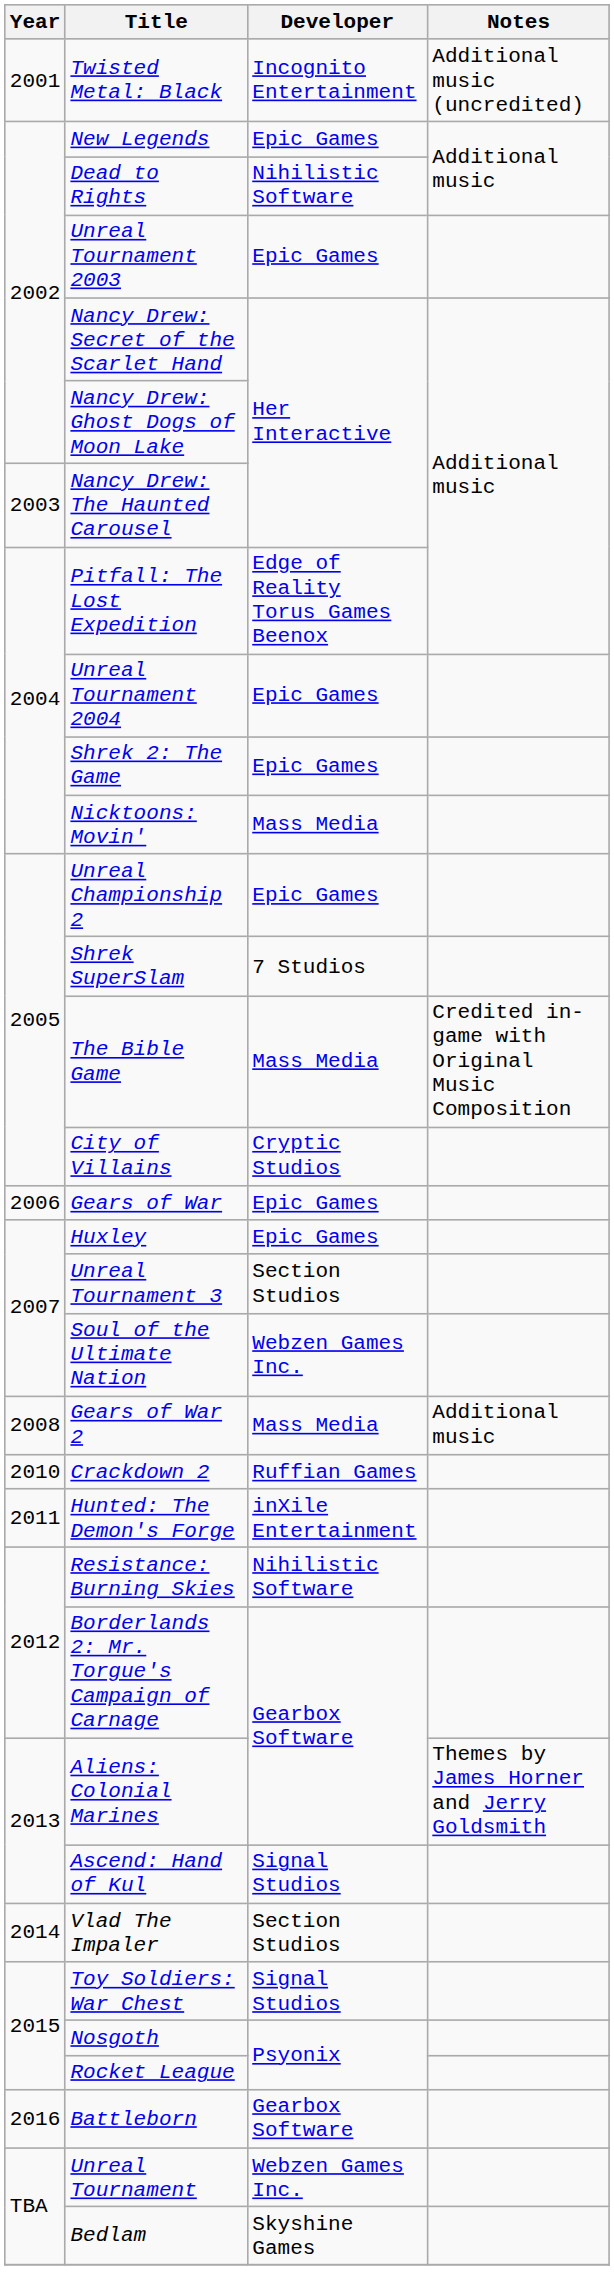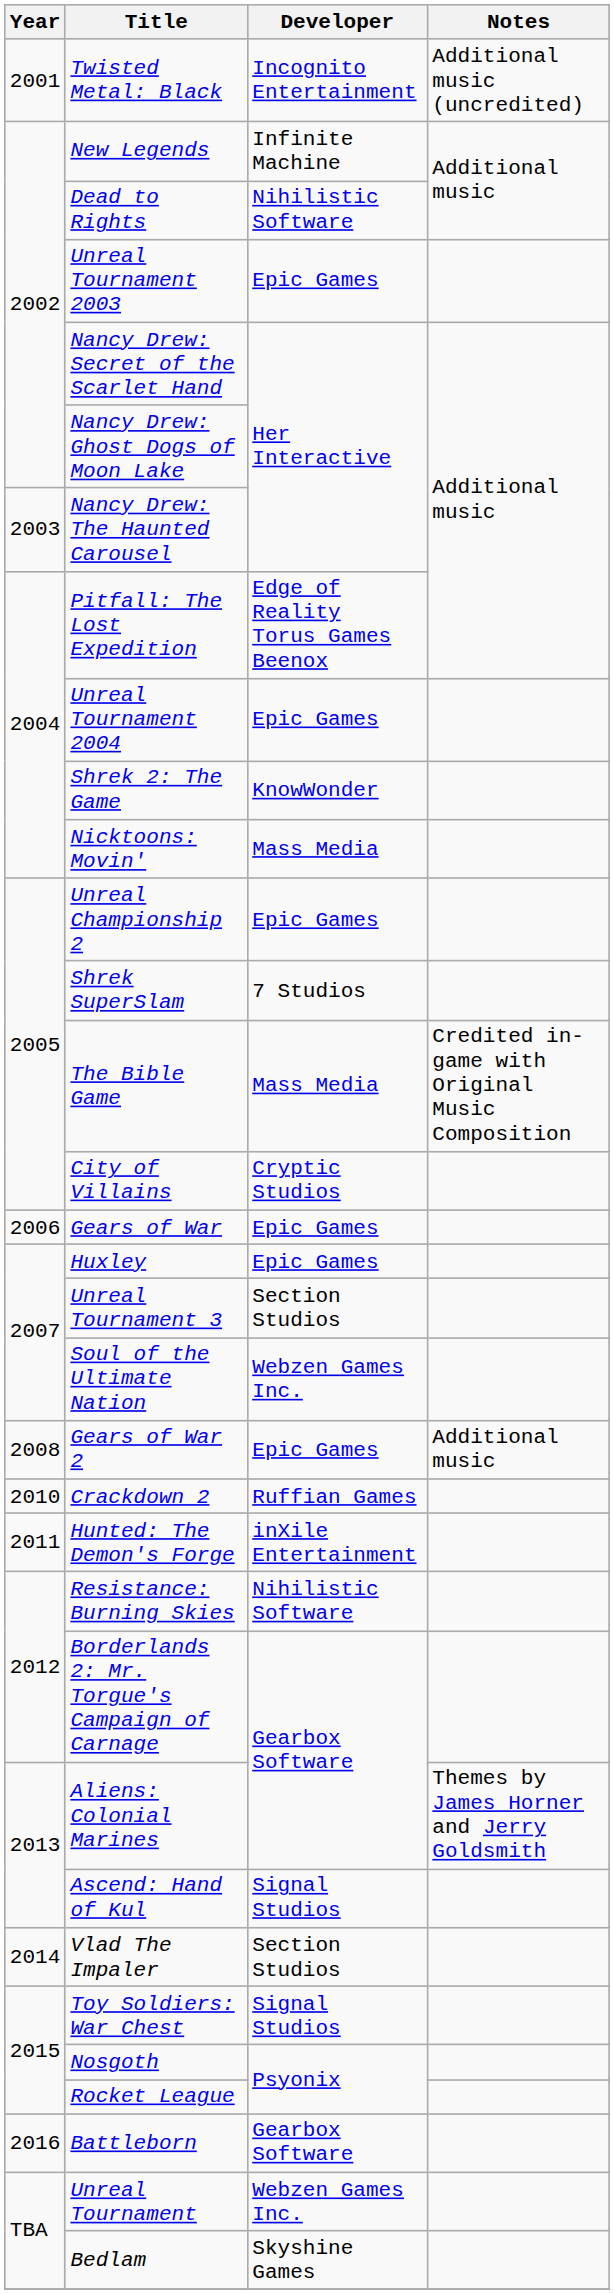(315, 139) Epic Games -> (303, 151) Infinite Machine
(315, 766) Epic Games -> (315, 790) KnowWonder
(315, 1425) Mass Media -> (315, 1450) Epic Games
